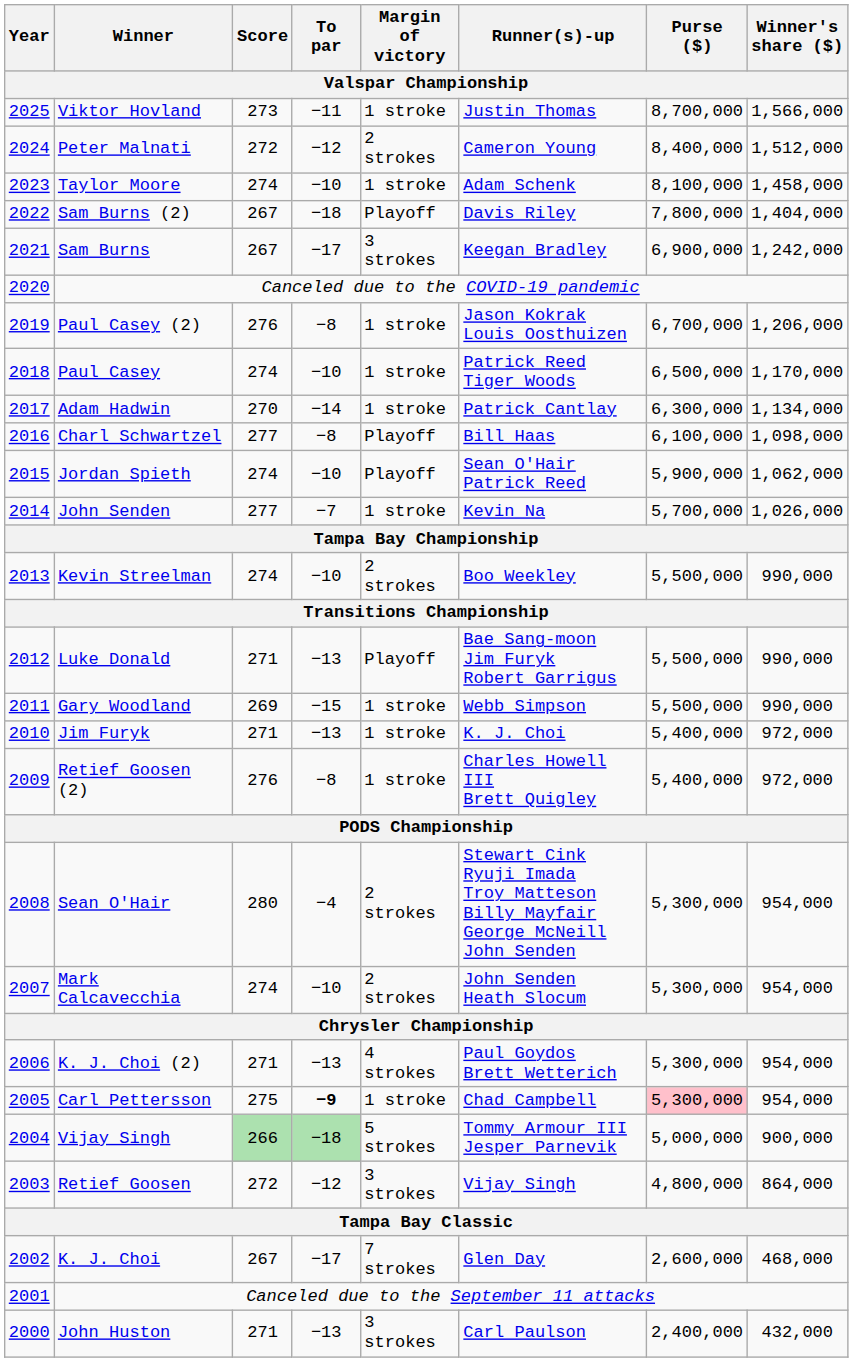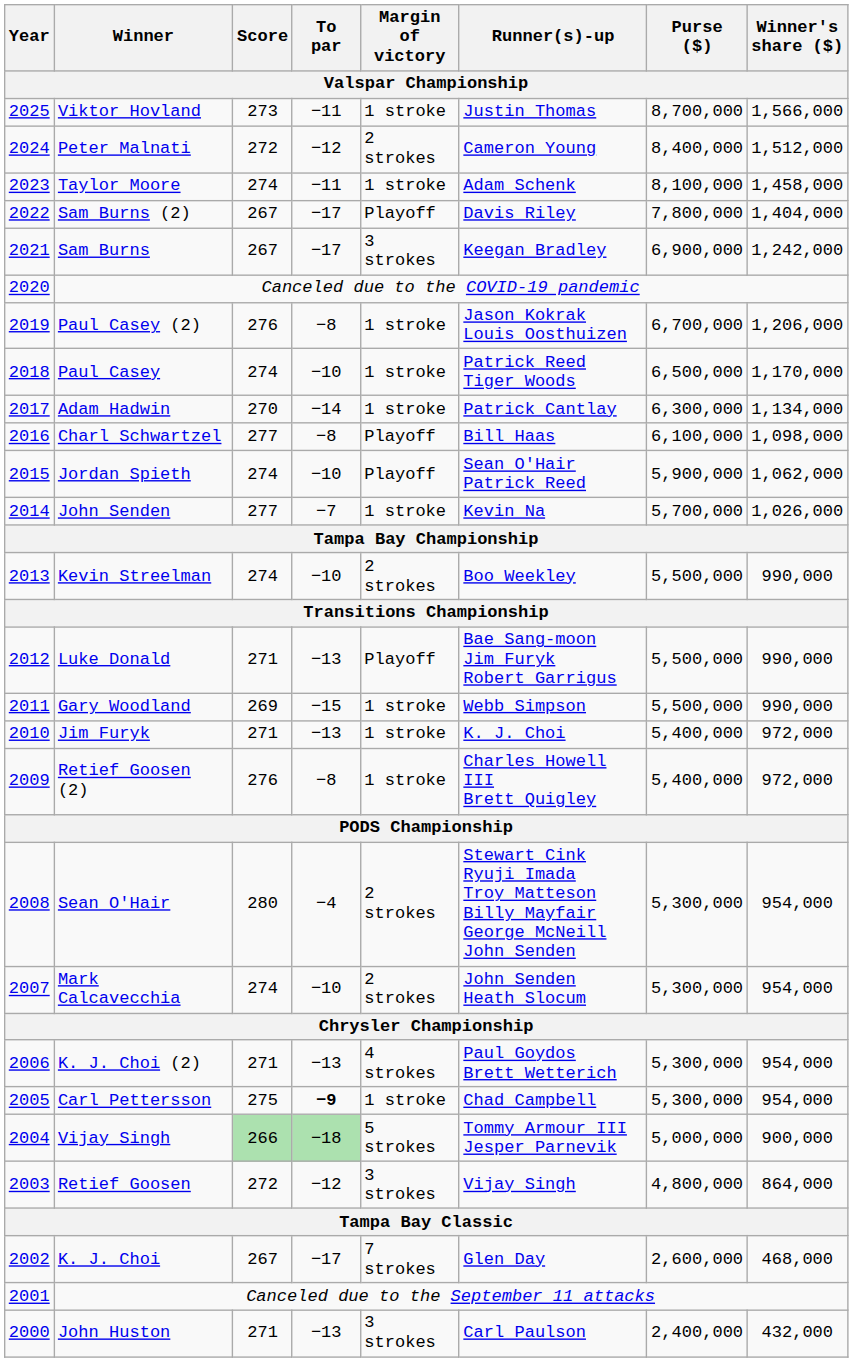(326, 187) −10 -> (326, 187) −11
(326, 214) −18 -> (326, 214) −17
(697, 1101) pink background -> (697, 1101) no background
